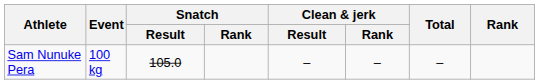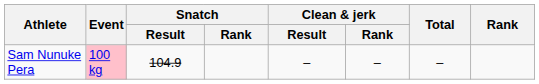(100, 62) no background -> (100, 62) pink background
(165, 62) 105.0 -> (165, 62) 104.9
